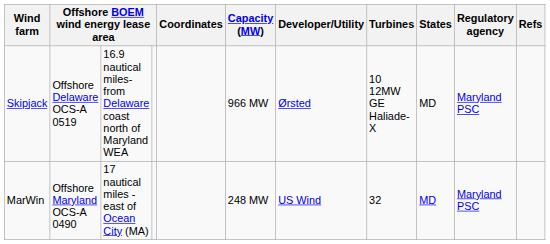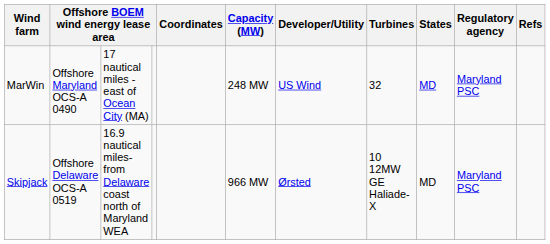rows swapped: (26, 200) <-> (27, 103)
